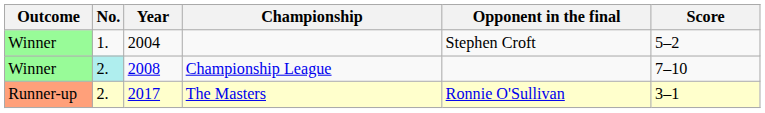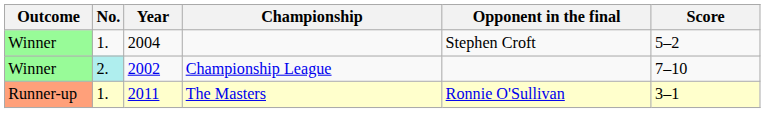(144, 68) 2008 -> (144, 68) 2002
(103, 94) 2. -> (103, 94) 1.
(144, 94) 2017 -> (144, 94) 2011
